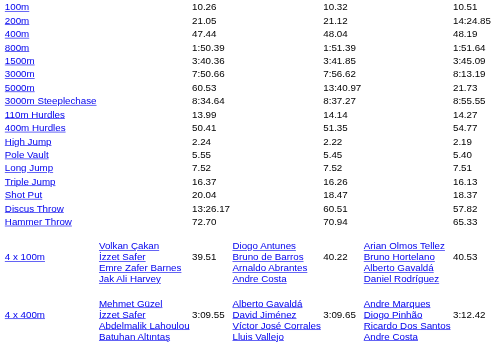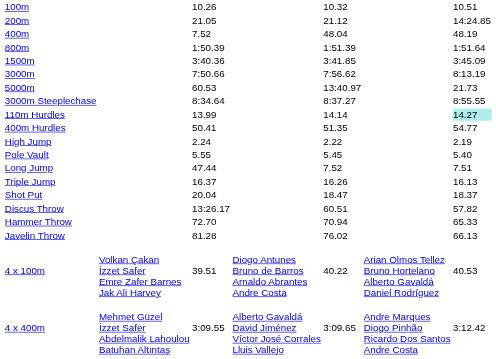(204, 34) 47.44 -> (202, 34) 7.52
(465, 114) no background -> (465, 114) paleturquoise background
(202, 168) 7.52 -> (204, 168) 47.44
+ row: (35, 235)
